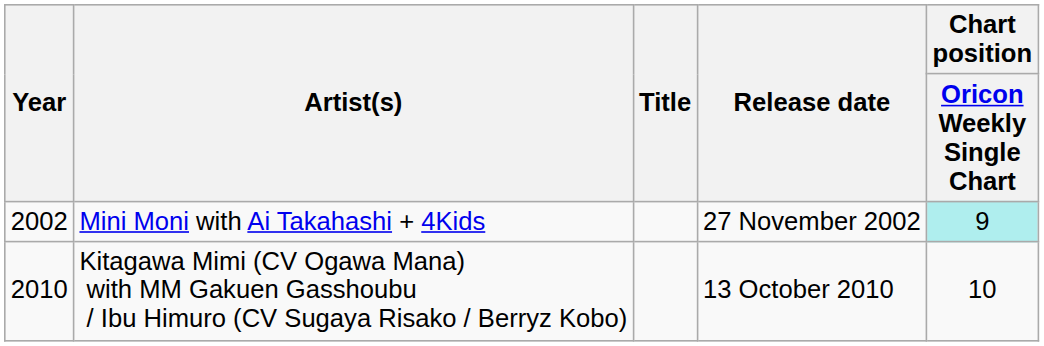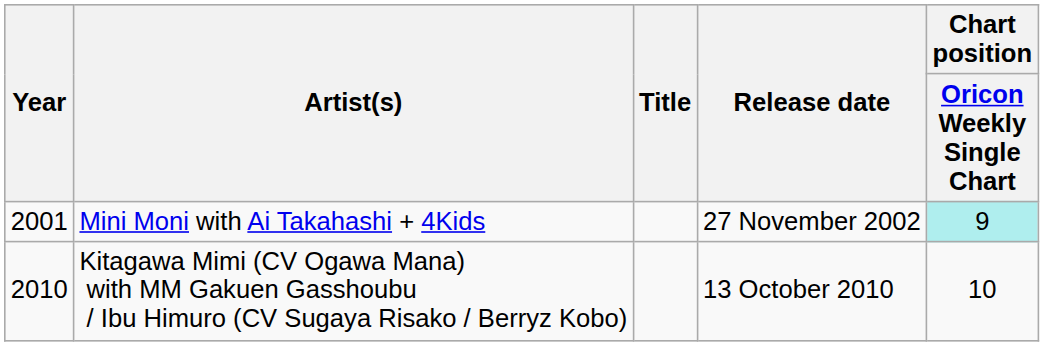(39, 221) 2002 -> (39, 221) 2001
